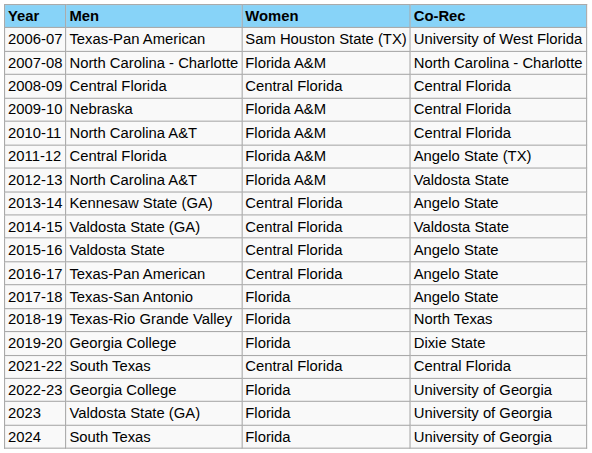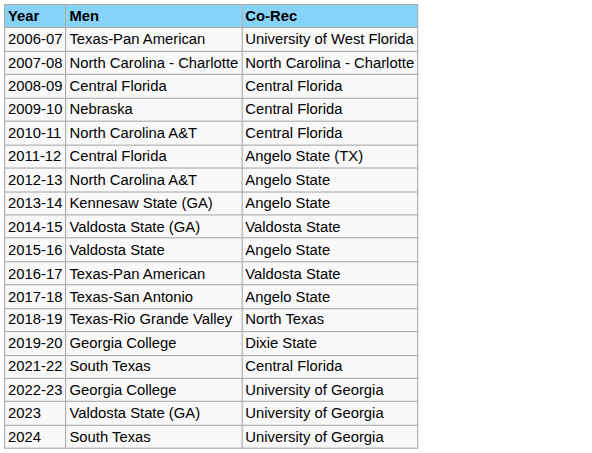- column: (272, 16)
(461, 179) Valdosta State -> (288, 179) Angelo State
(456, 273) Angelo State -> (293, 273) Valdosta State
